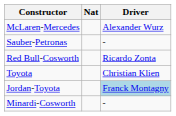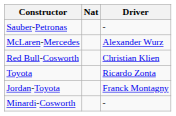rows swapped: (43, 27) <-> (37, 42)
(129, 58) Ricardo Zonta -> (131, 58) Christian Klien
(131, 73) Christian Klien -> (129, 73) Ricardo Zonta
(136, 88) lightblue background -> (136, 88) no background
